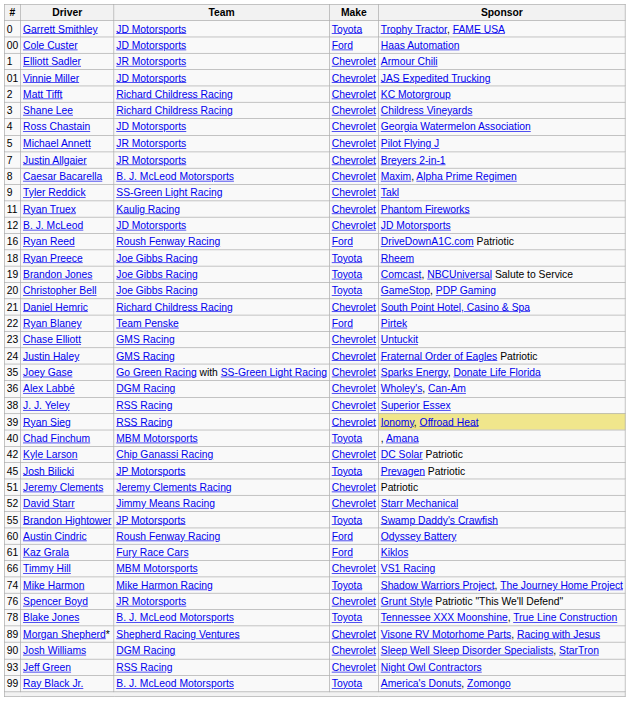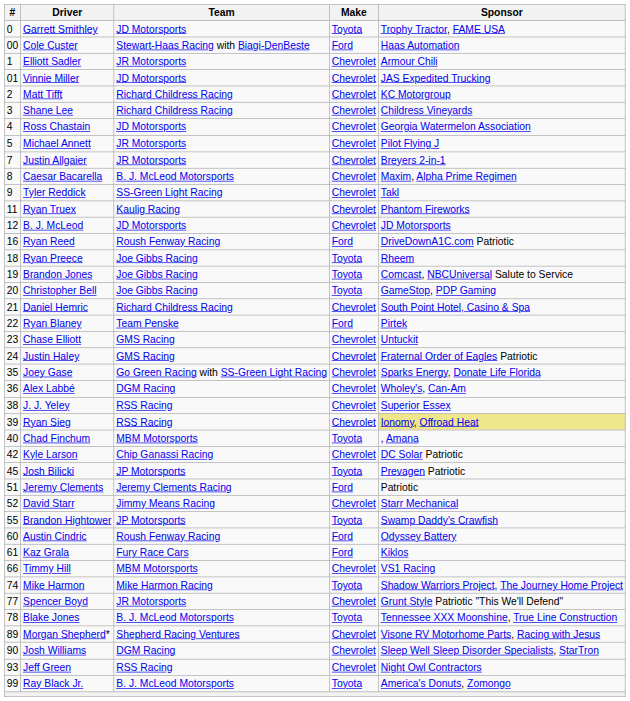(151, 45) JD Motorsports -> (213, 45) Stewart-Haas Racing with Biagi-DenBeste
(354, 487) Chevrolet -> (342, 487) Ford
(12, 602) 76 -> (12, 602) 77
